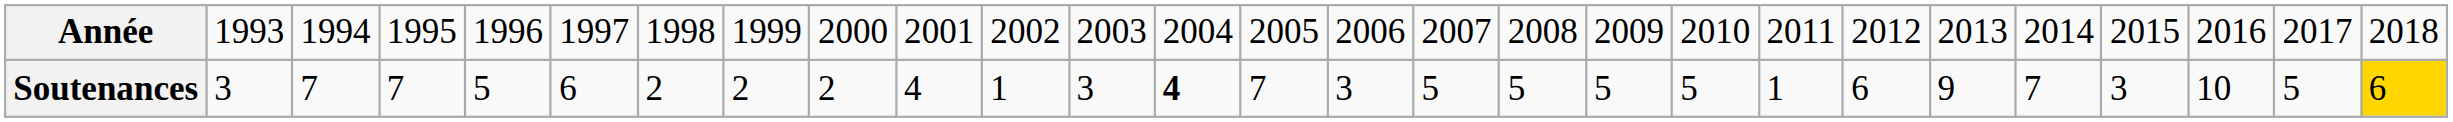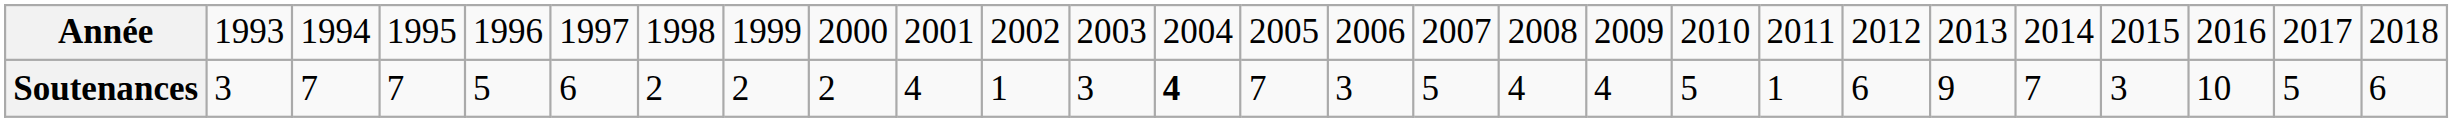(1517, 87) 5 -> (1517, 87) 4
(1603, 87) 5 -> (1603, 87) 4
(2378, 87) gold background -> (2378, 87) no background
